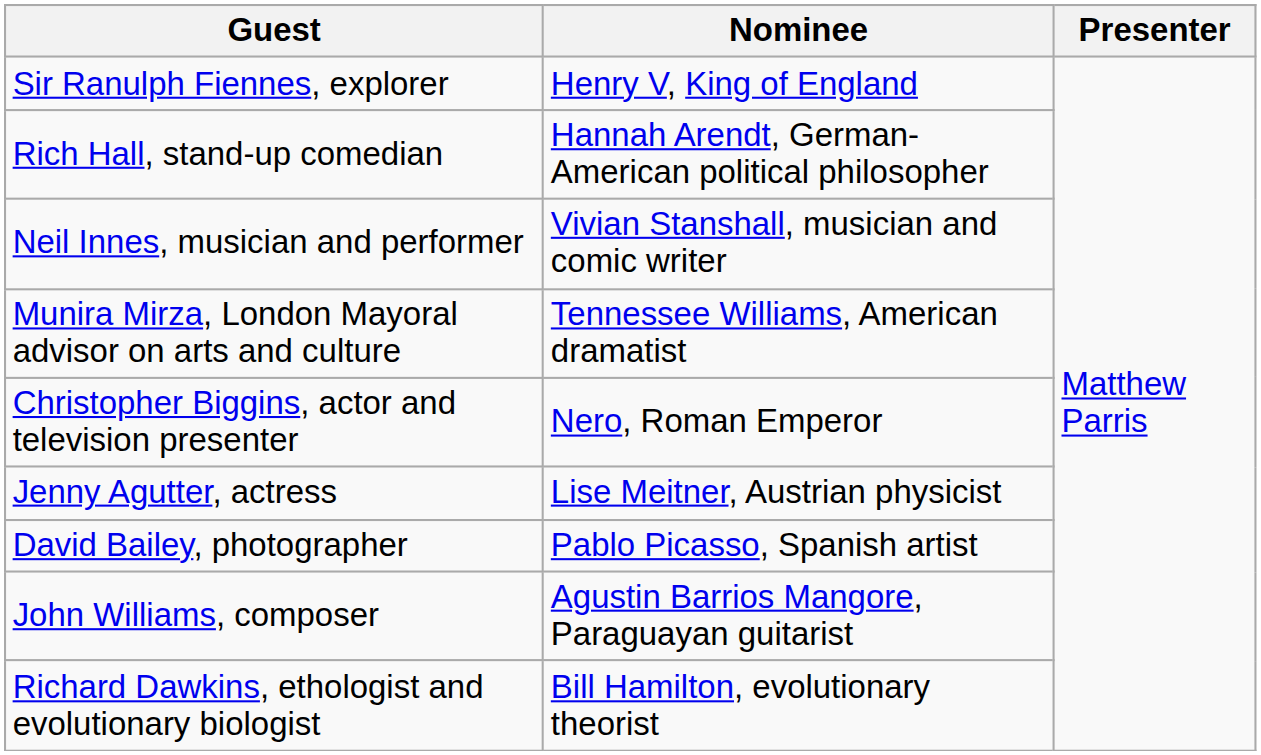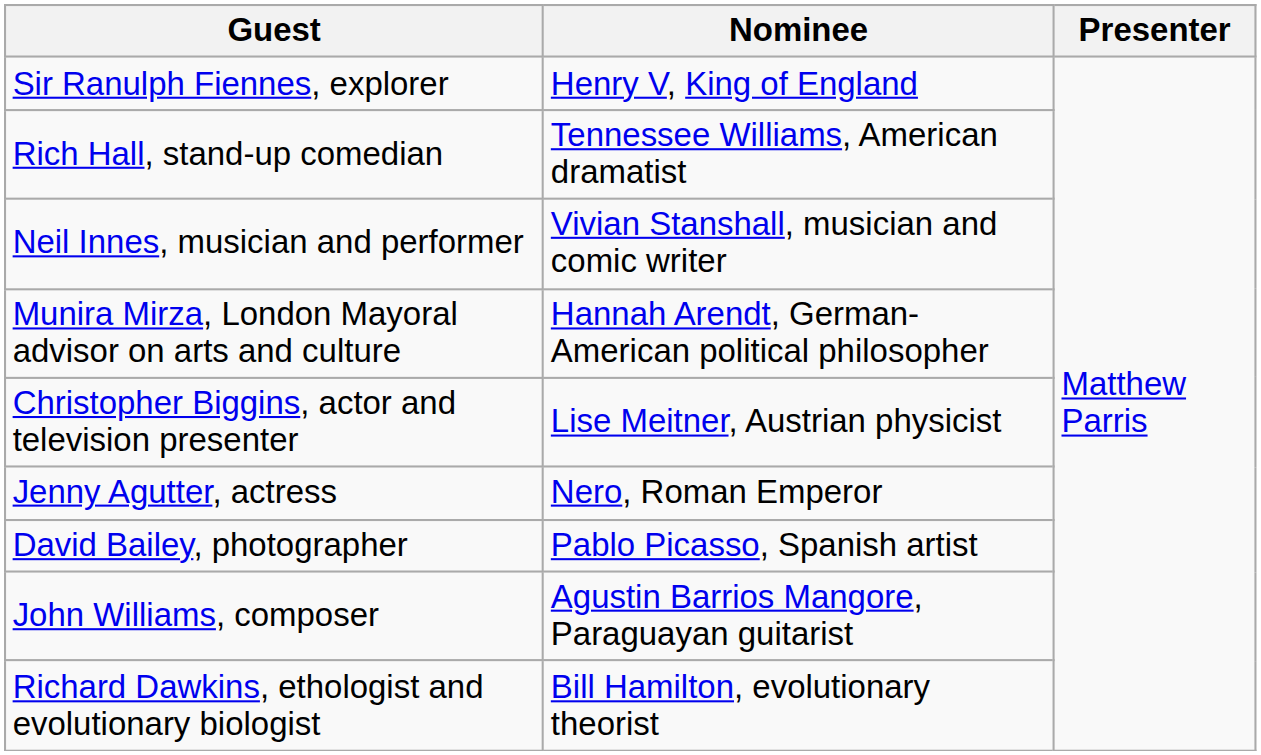(770, 153) Hannah Arendt, German-American political philosopher -> (774, 153) Tennessee Williams, American dramatist
(774, 332) Tennessee Williams, American dramatist -> (770, 332) Hannah Arendt, German-American political philosopher
(717, 421) Nero, Roman Emperor -> (776, 421) Lise Meitner, Austrian physicist
(776, 492) Lise Meitner, Austrian physicist -> (717, 492) Nero, Roman Emperor
